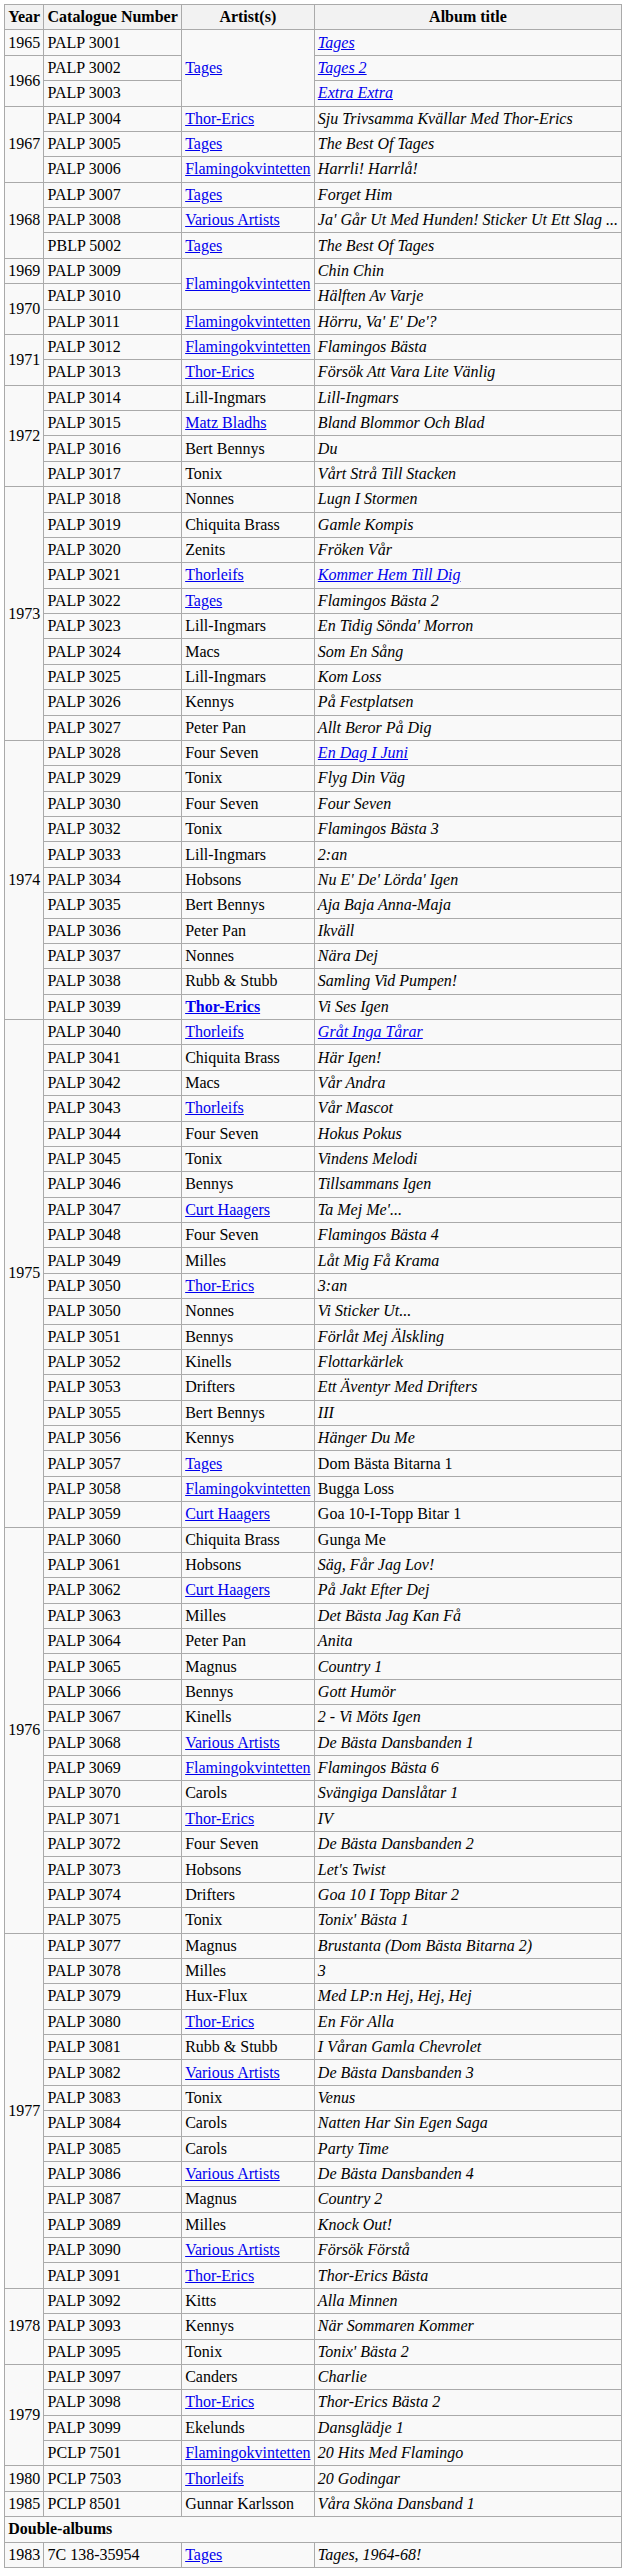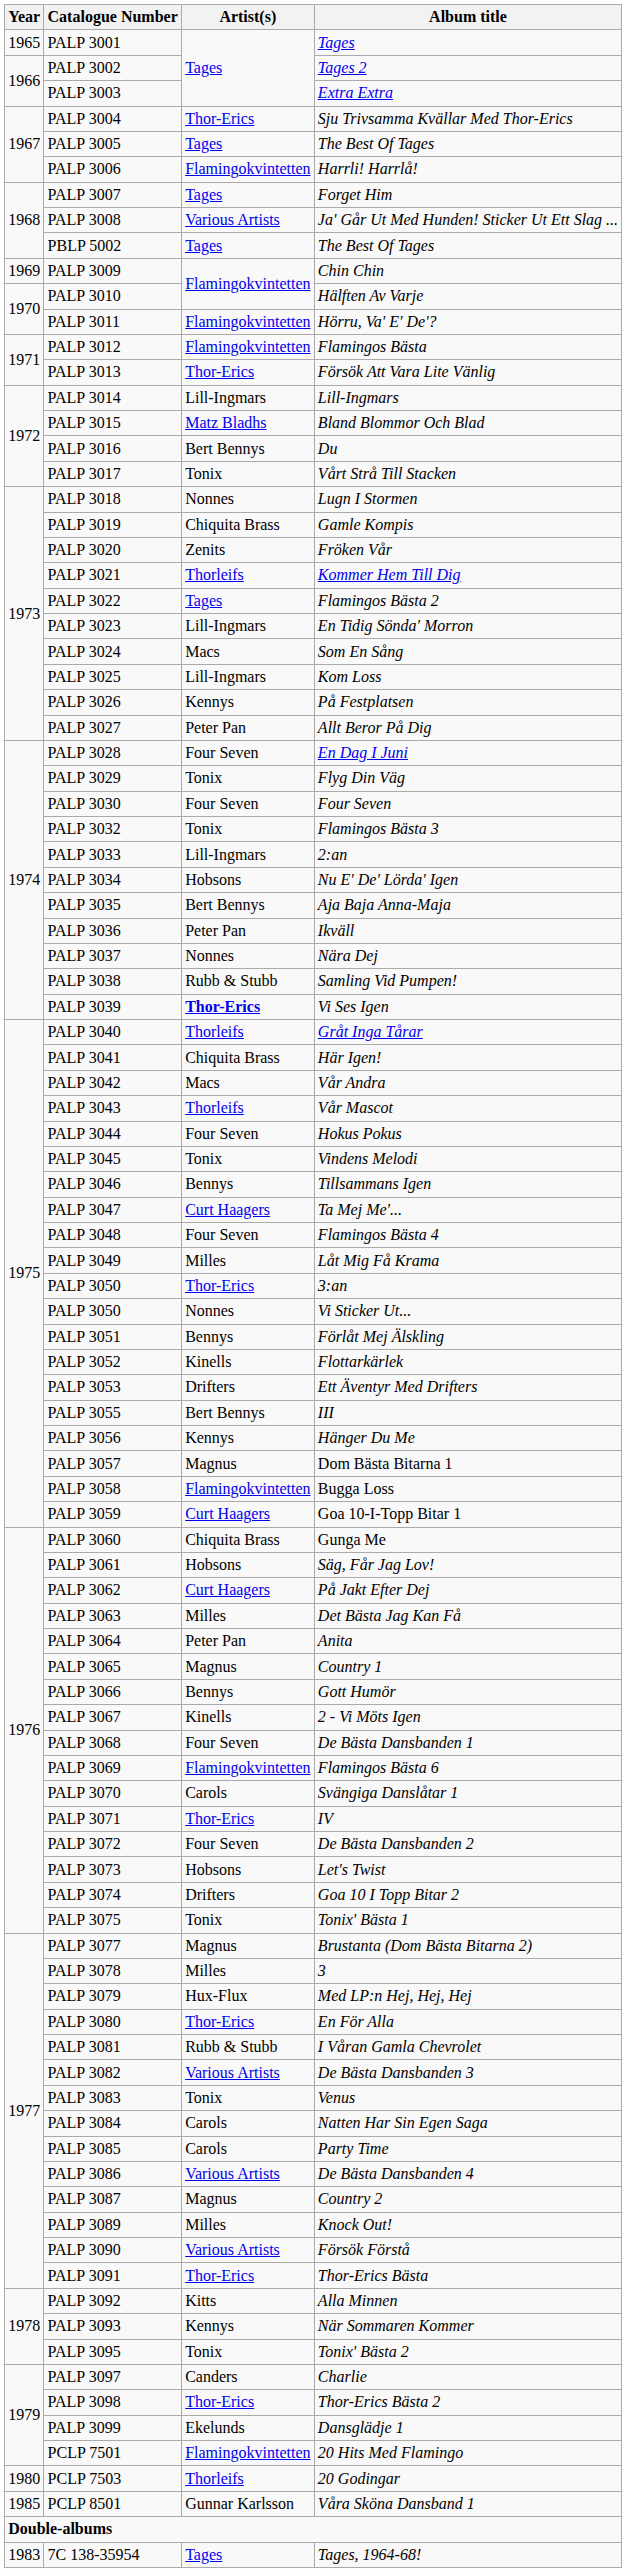(204, 1463) Tages -> (211, 1463) Magnus
(232, 1742) Various Artists -> (222, 1742) Four Seven
